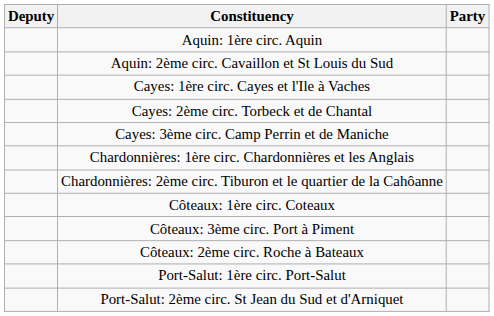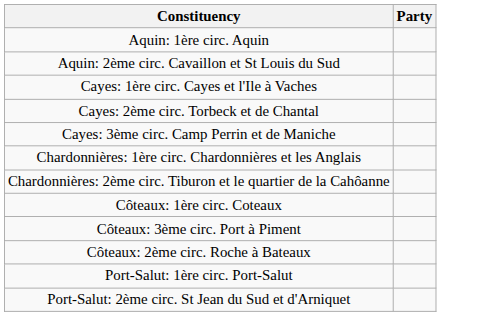- column: (31, 16)
